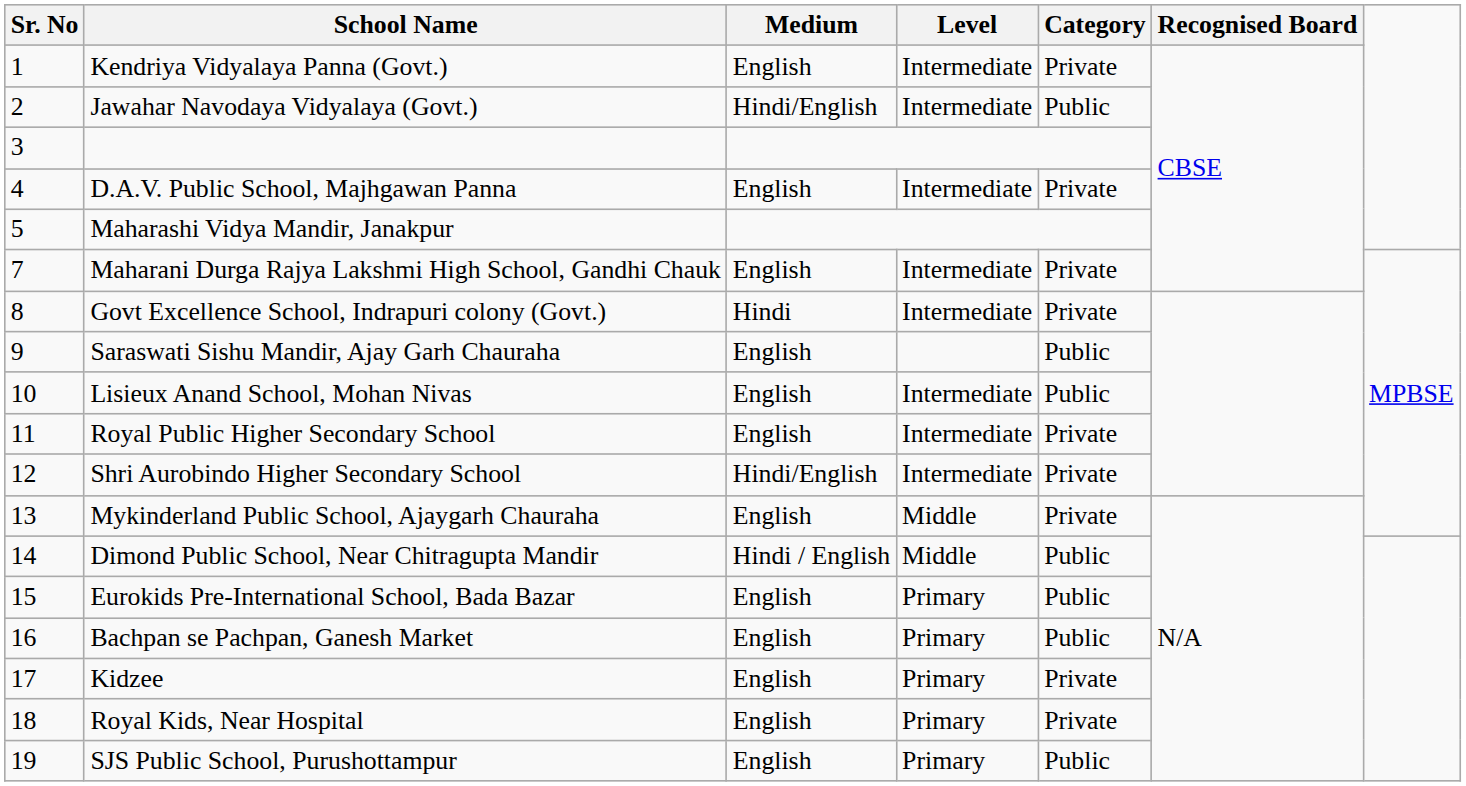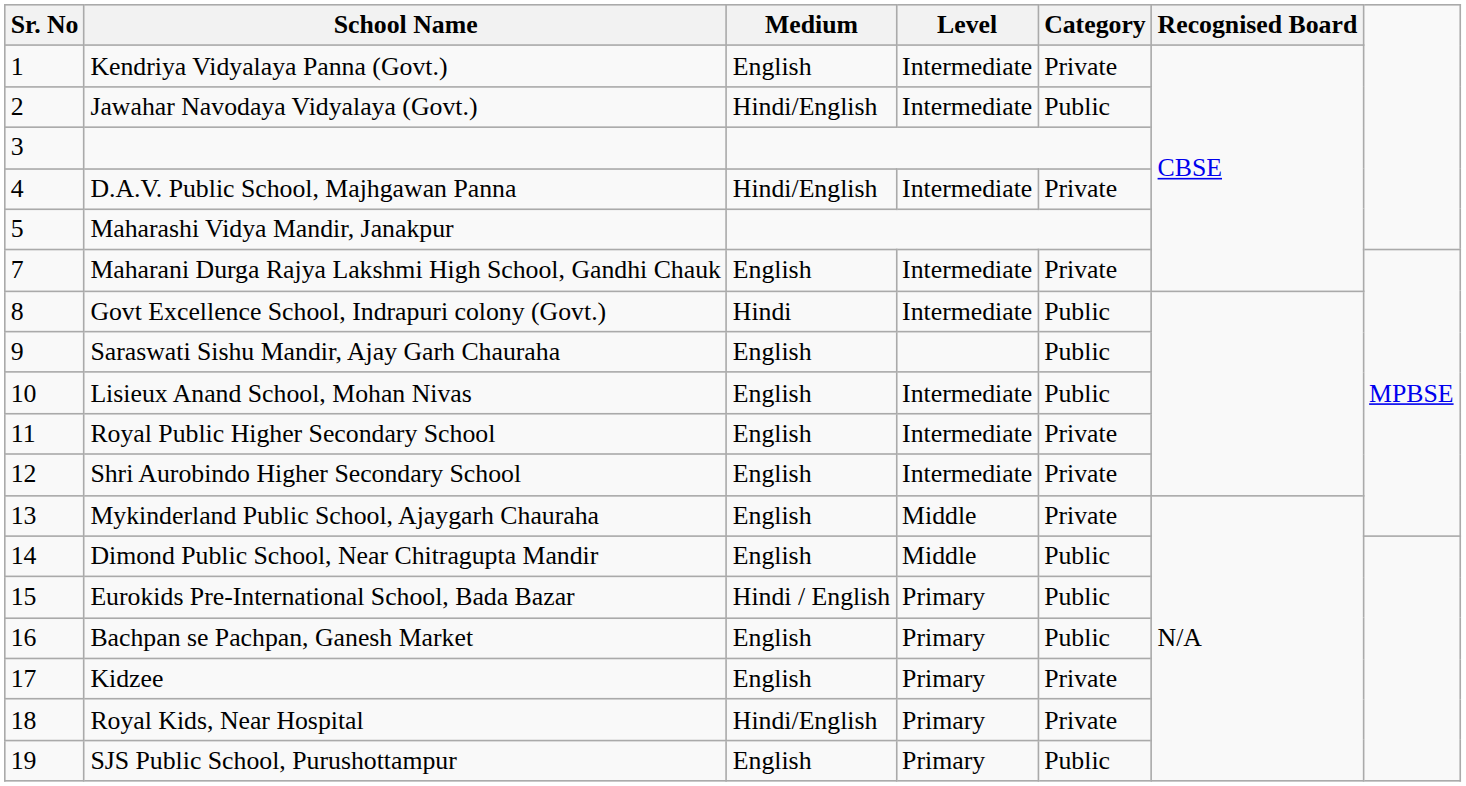(772, 188) English -> (805, 188) Hindi/English
(1081, 310) Private -> (1077, 310) Public
(805, 474) Hindi/English -> (772, 474) English
(812, 556) Hindi / English -> (772, 556) English
(772, 596) English -> (812, 596) Hindi / English
(772, 719) English -> (805, 719) Hindi/English
